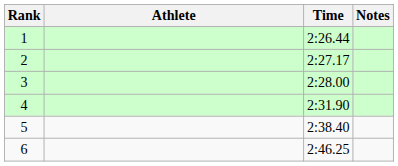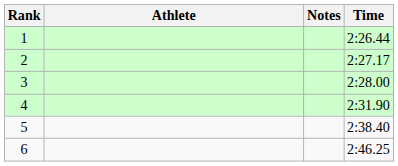columns swapped: (328, 15) <-> (373, 15)
